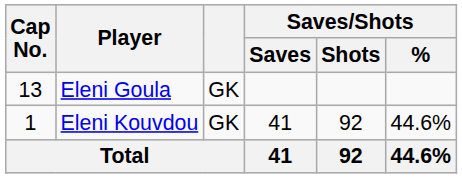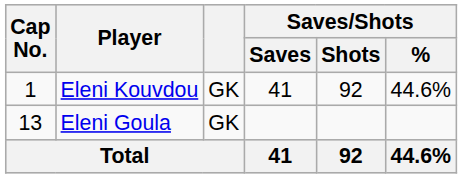rows swapped: (129, 122) <-> (116, 89)
